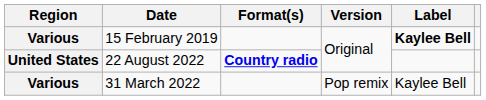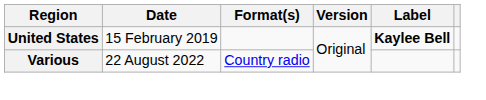(53, 38) Various -> (53, 38) United States
(53, 60) United States -> (53, 60) Various
(271, 60) bold -> (267, 60) normal
- row: (153, 83)
